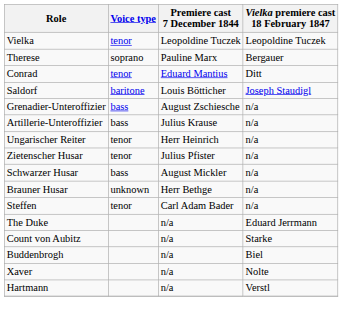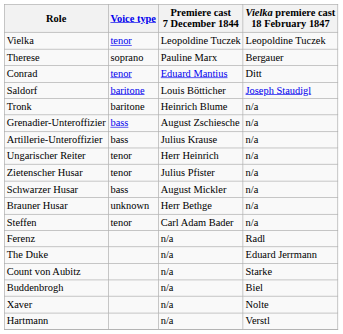+ row: (19, 106)
+ row: (21, 238)
